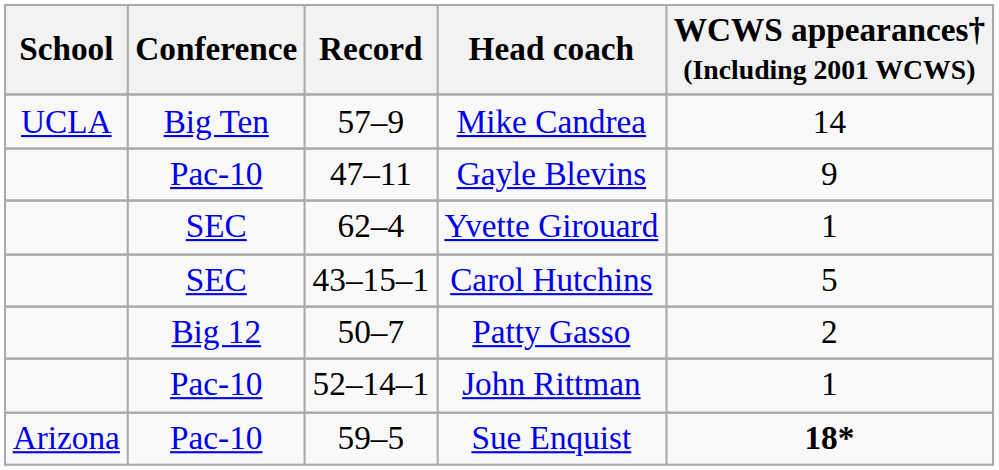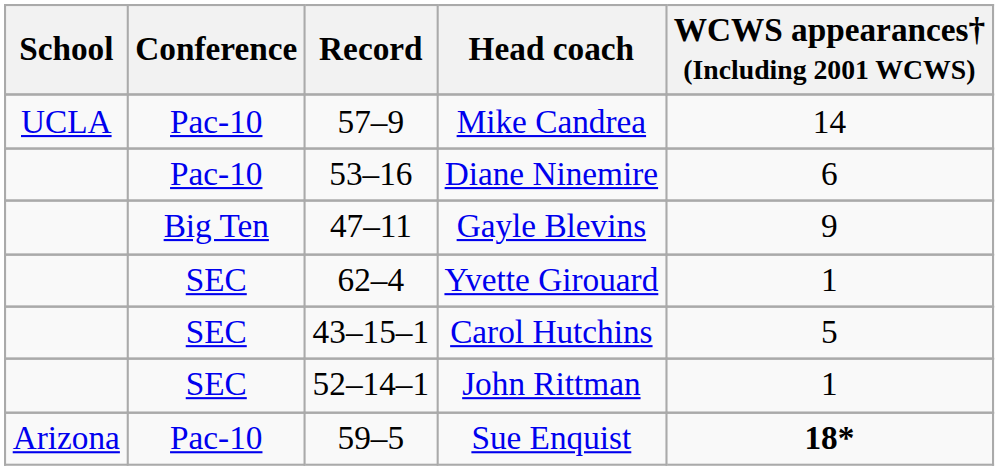(216, 121) Big Ten -> (216, 121) Pac-10
+ row: (551, 173)
(216, 173) Pac-10 -> (216, 226) Big Ten
- row: (551, 332)
(216, 385) Pac-10 -> (216, 385) SEC
